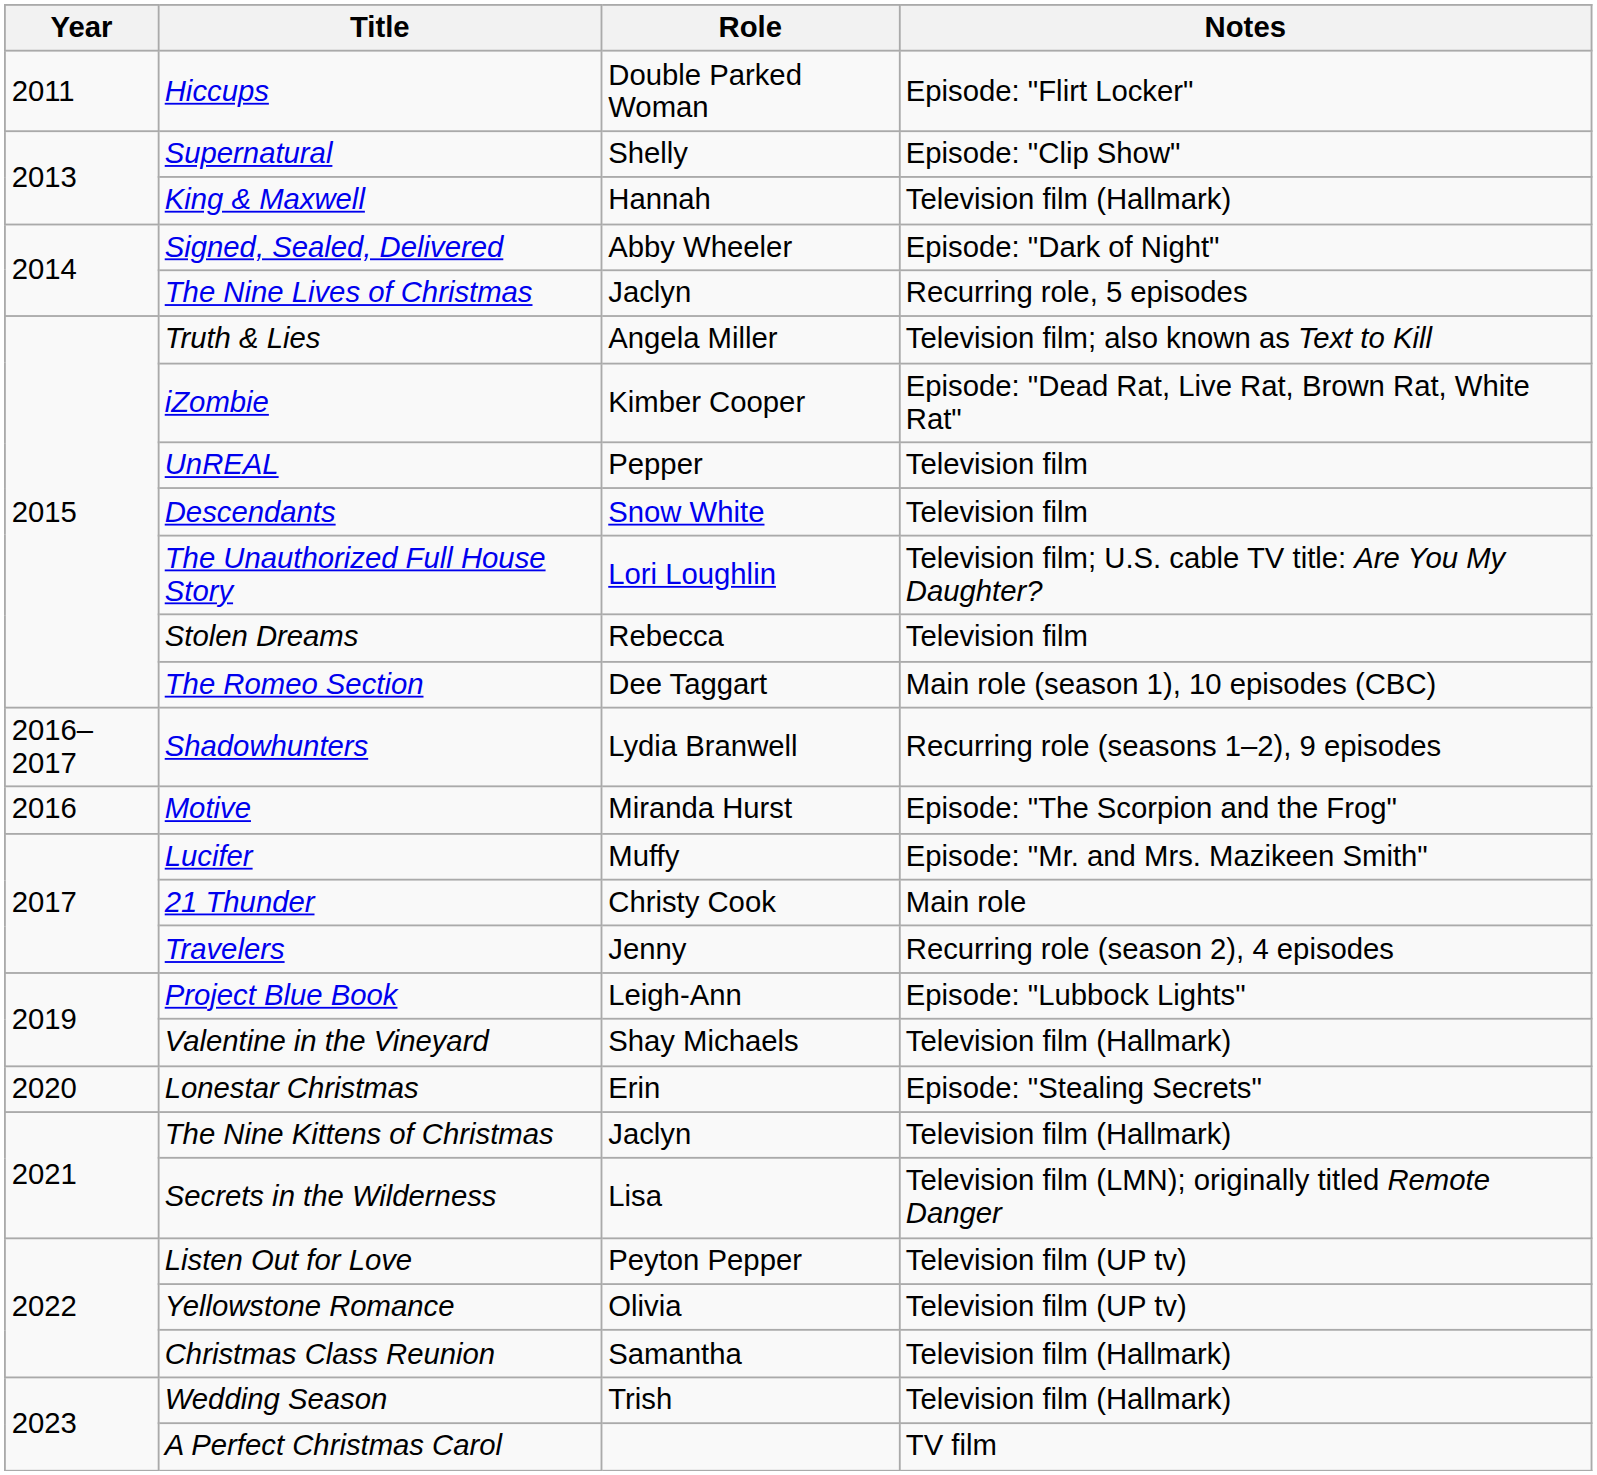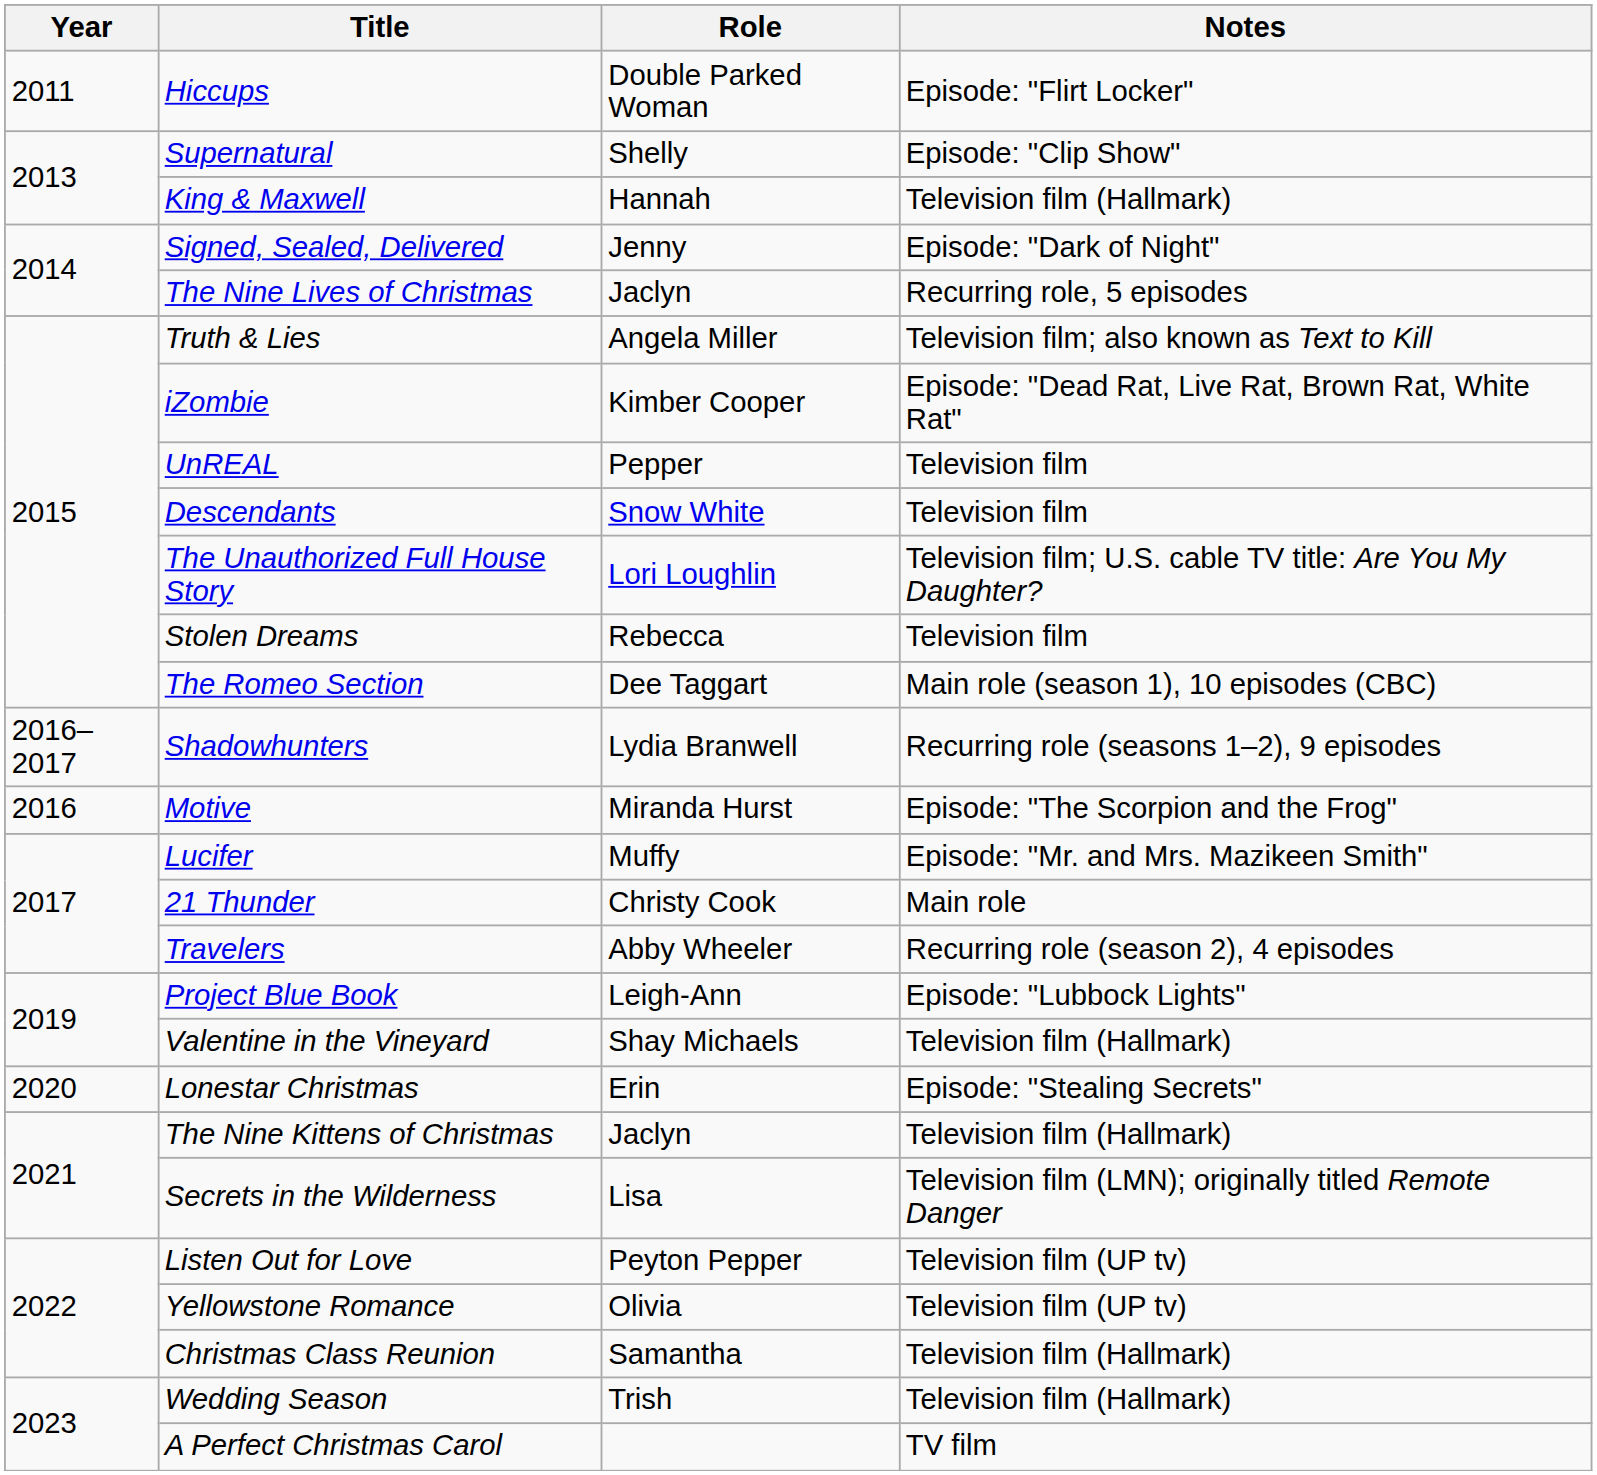(700, 246) Abby Wheeler -> (647, 246) Jenny
(647, 948) Jenny -> (700, 948) Abby Wheeler
